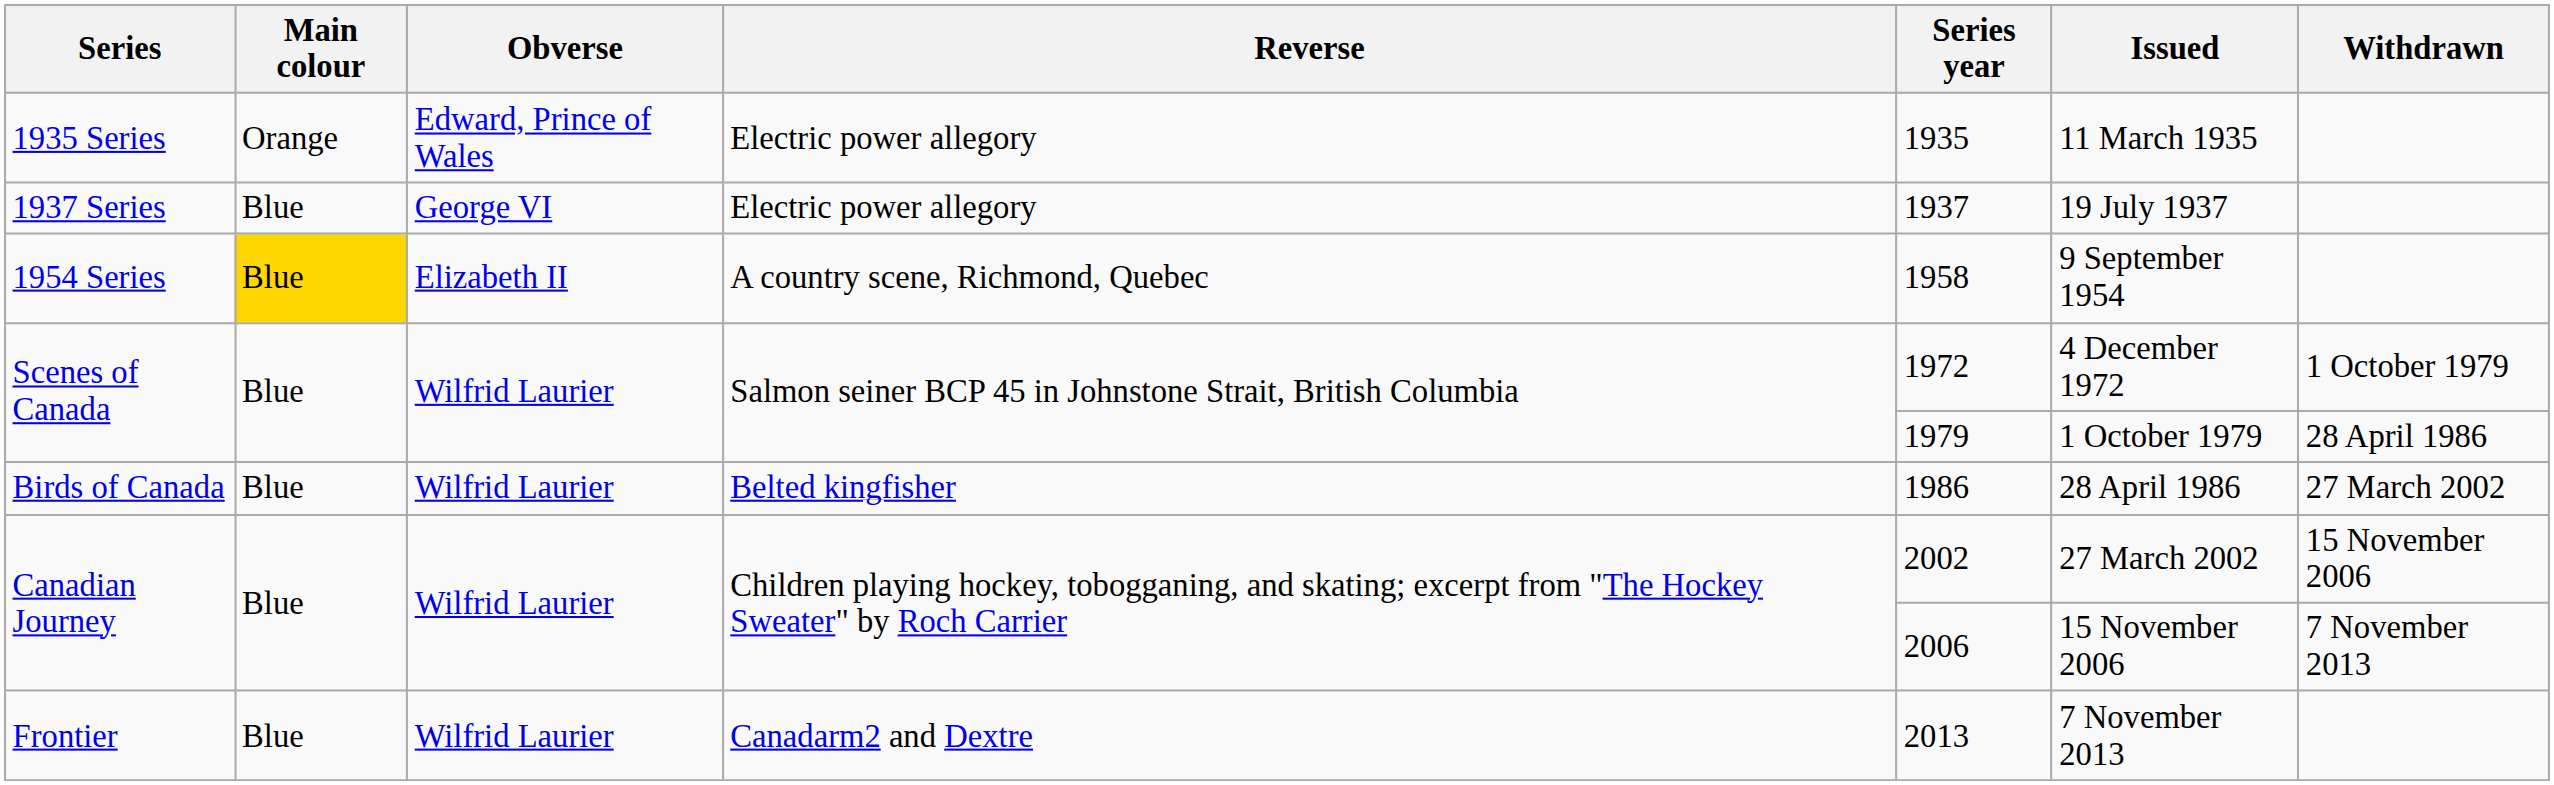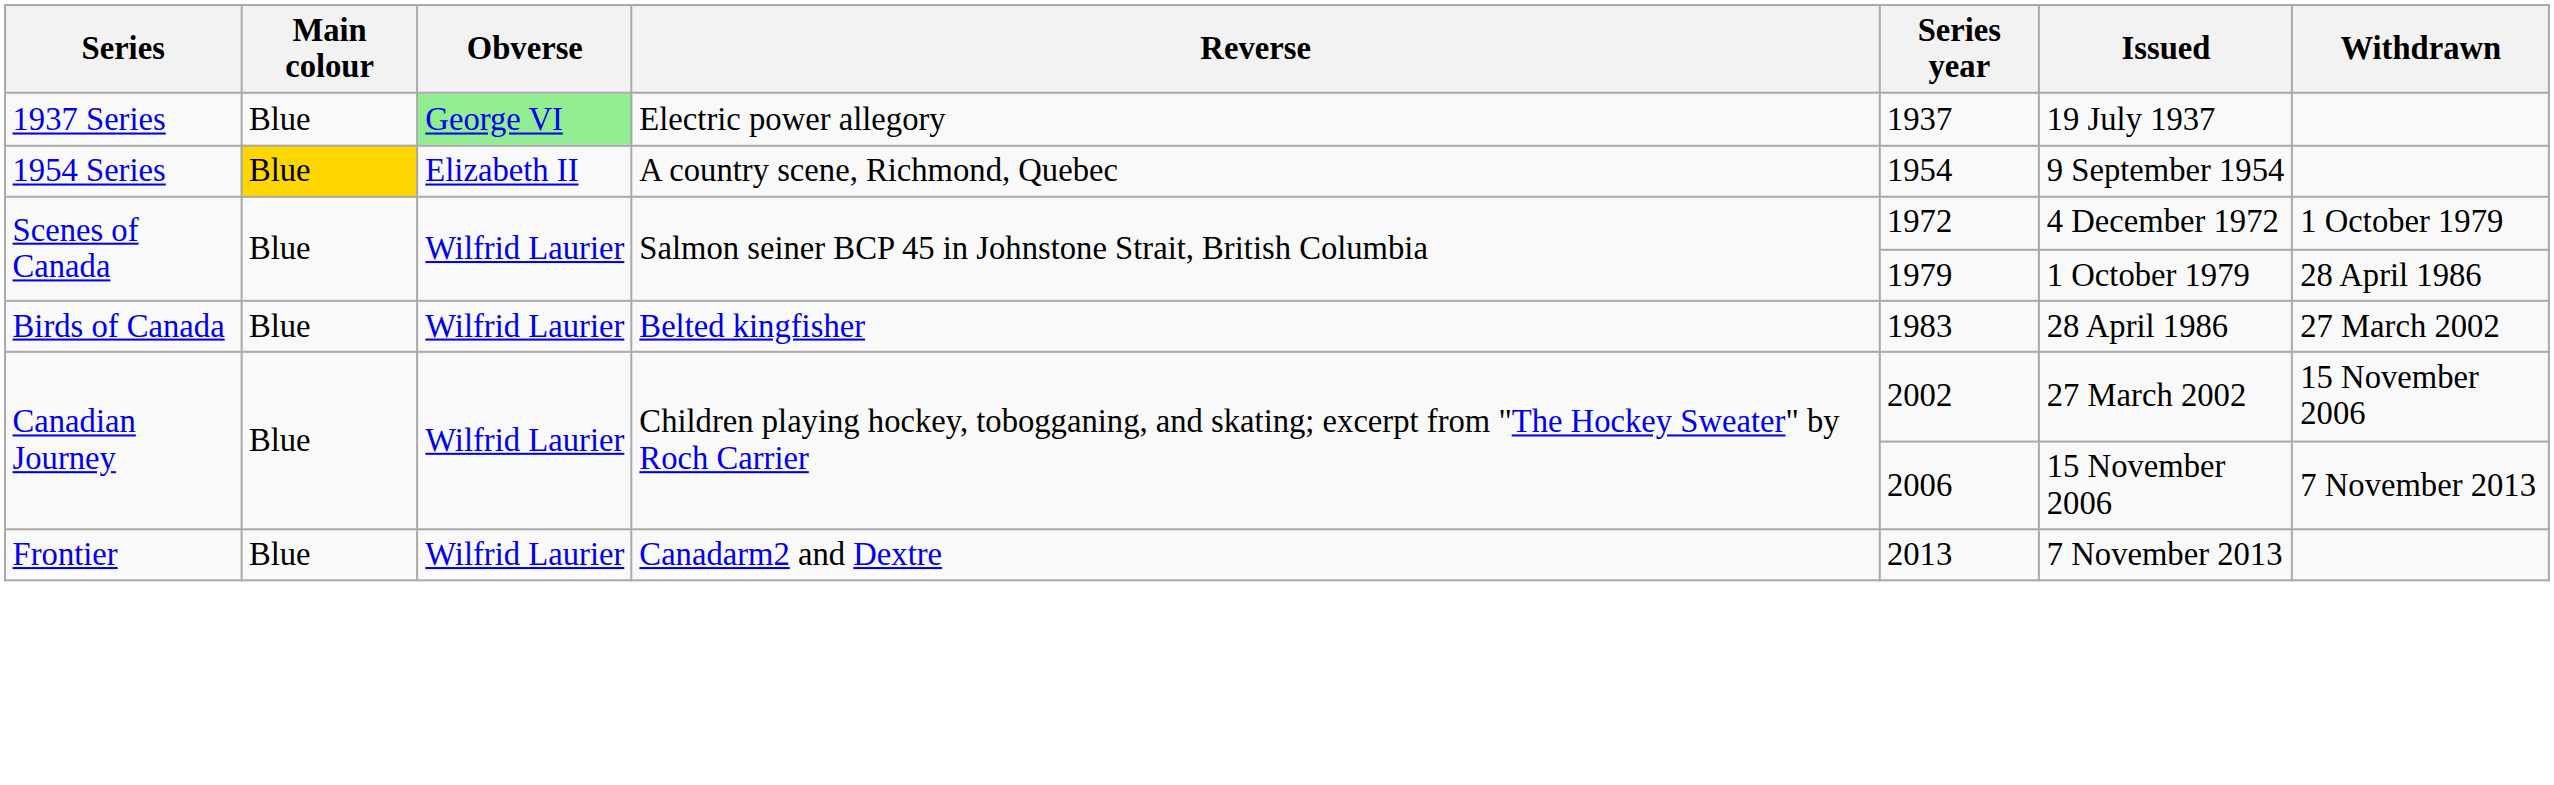- row: (89, 137)
(483, 207) no background -> (494, 118) lightgreen background
(1936, 277) 1958 -> (1920, 170) 1954
(1936, 487) 1986 -> (1920, 325) 1983
